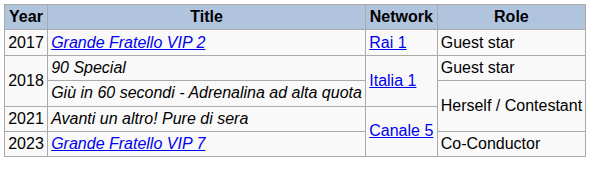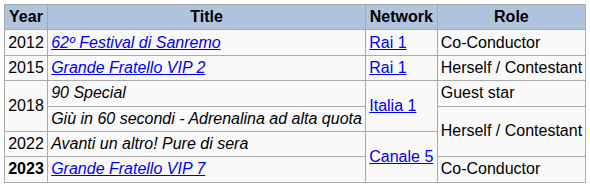+ row: (136, 42)
(26, 42) 2017 -> (26, 67) 2015
(478, 42) Guest star -> (511, 67) Herself / Contestant
(26, 118) 2021 -> (26, 144) 2022
(26, 144) normal -> (26, 169) bold
